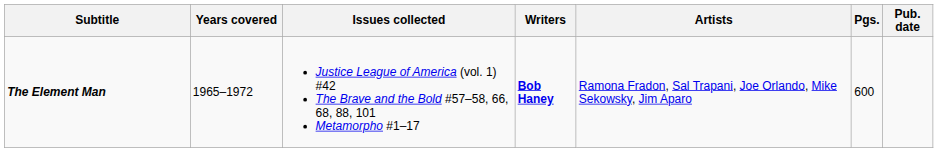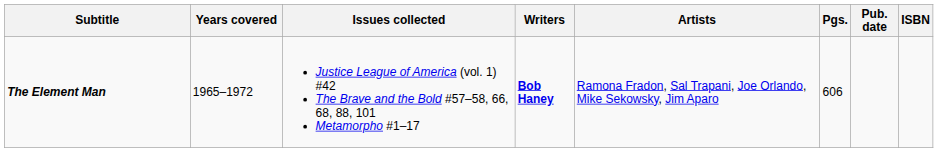+ column: (916, 20)
(864, 92) 600 -> (833, 92) 606
